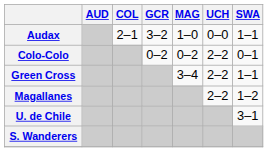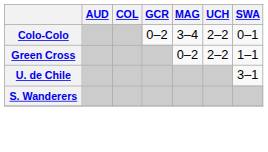- row: (43, 35)
(187, 55) 0–2 -> (187, 34) 3–4
(187, 75) 3–4 -> (187, 55) 0–2
- row: (43, 96)
